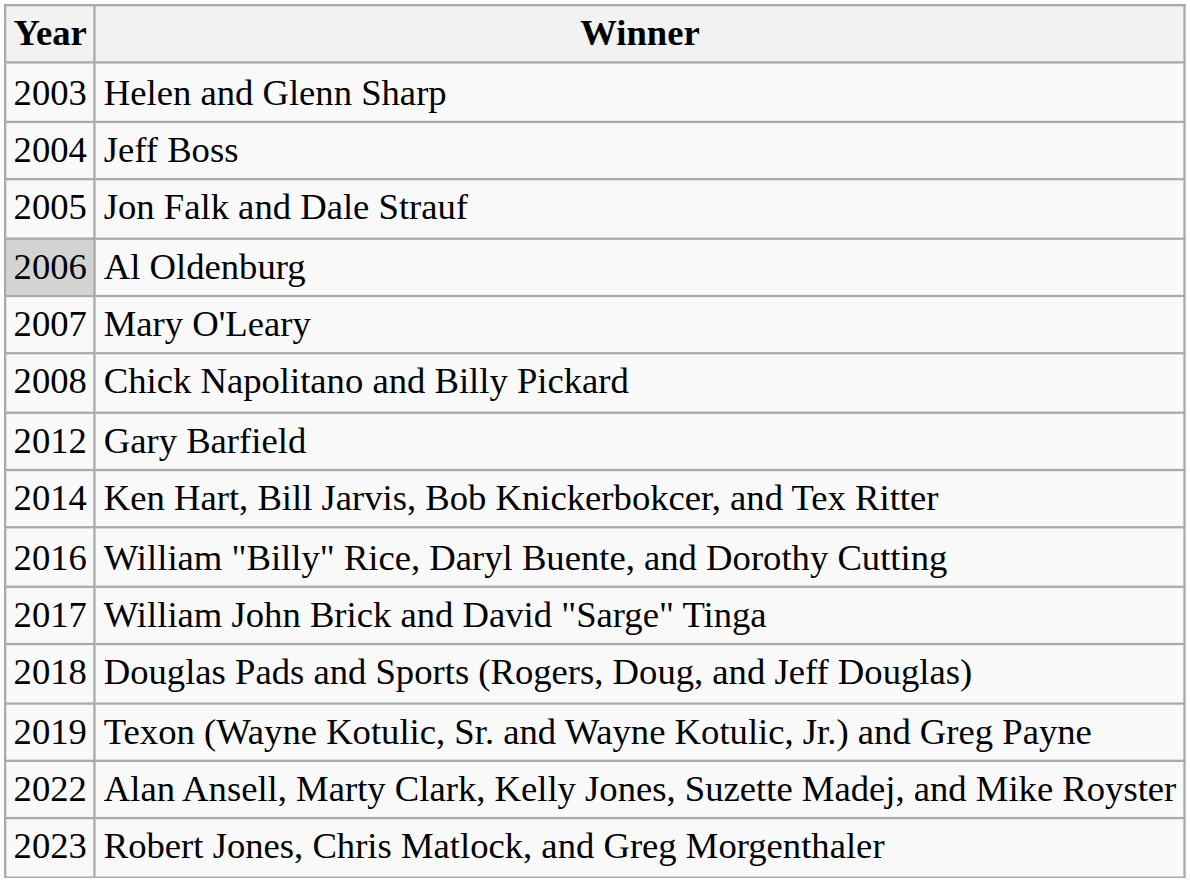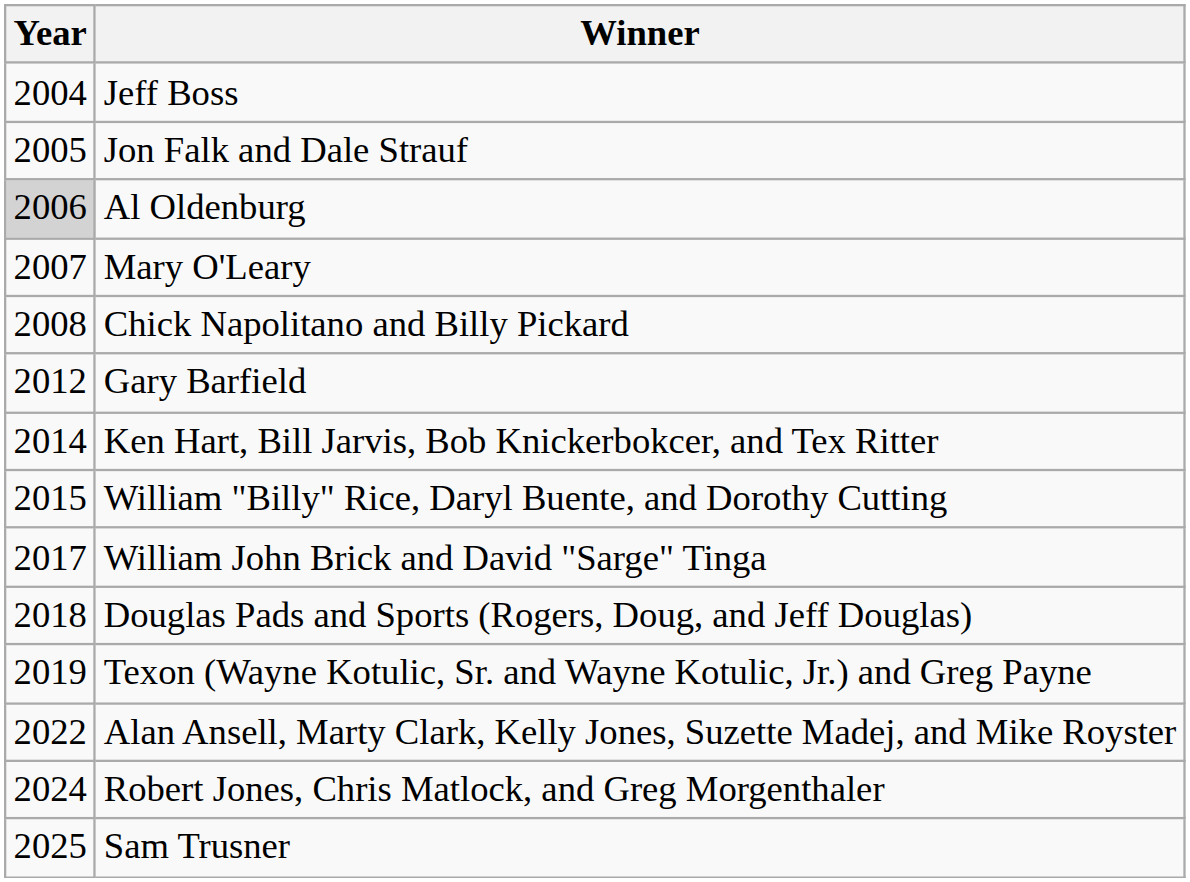- row: (275, 91)
(50, 556) 2016 -> (50, 498) 2015
(50, 847) 2023 -> (50, 788) 2024
+ row: (197, 847)
